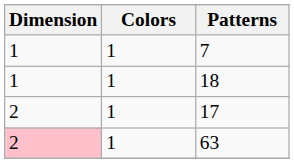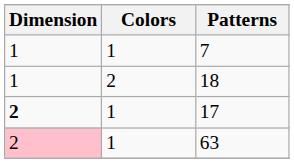(111, 81) 1 -> (111, 81) 2
(14, 111) normal -> (14, 111) bold
